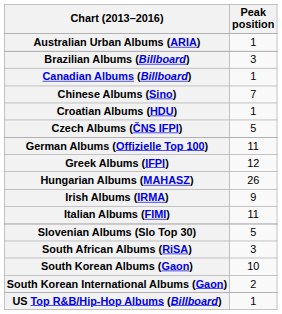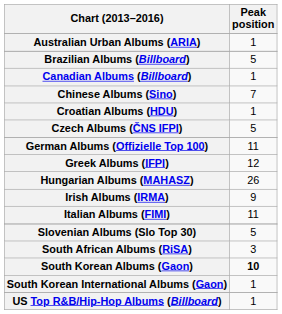(253, 59) 3 -> (253, 59) 5
(253, 266) normal -> (253, 266) bold
(253, 284) 2 -> (253, 284) 1
